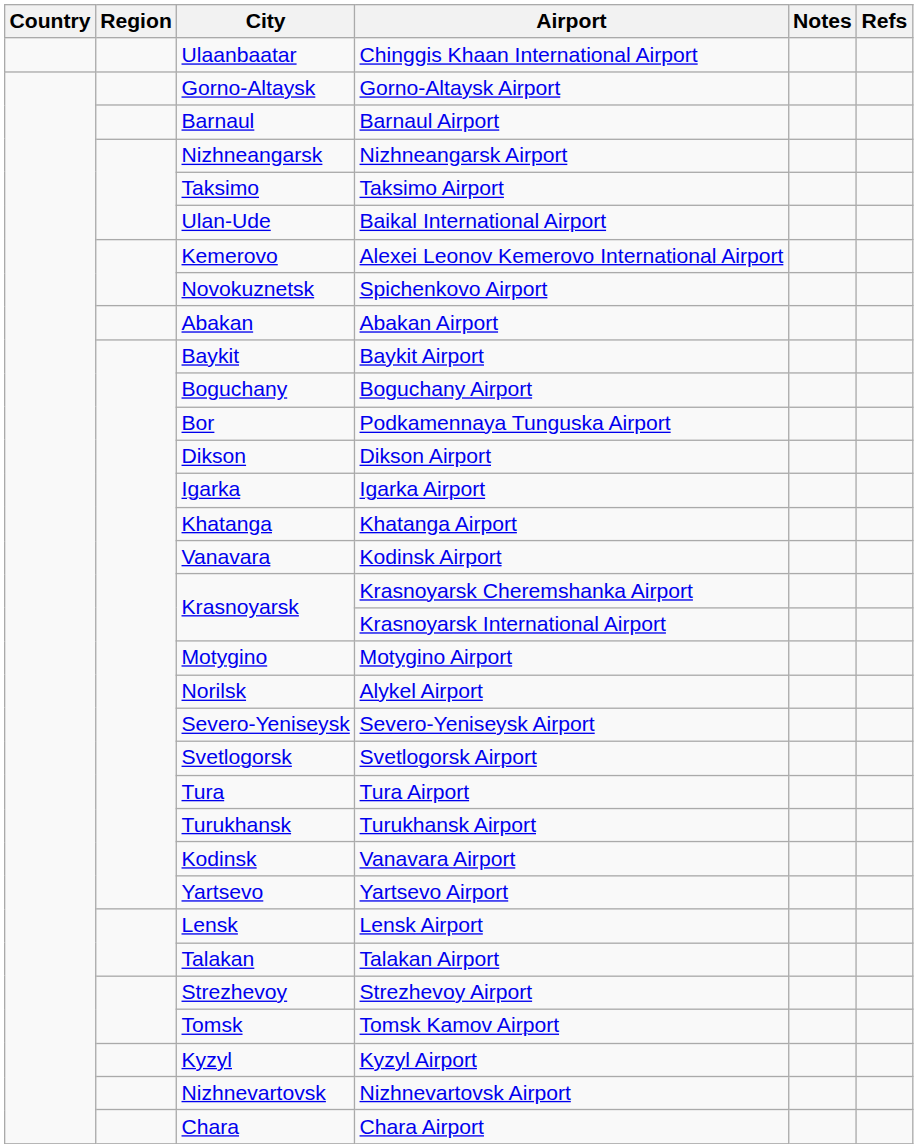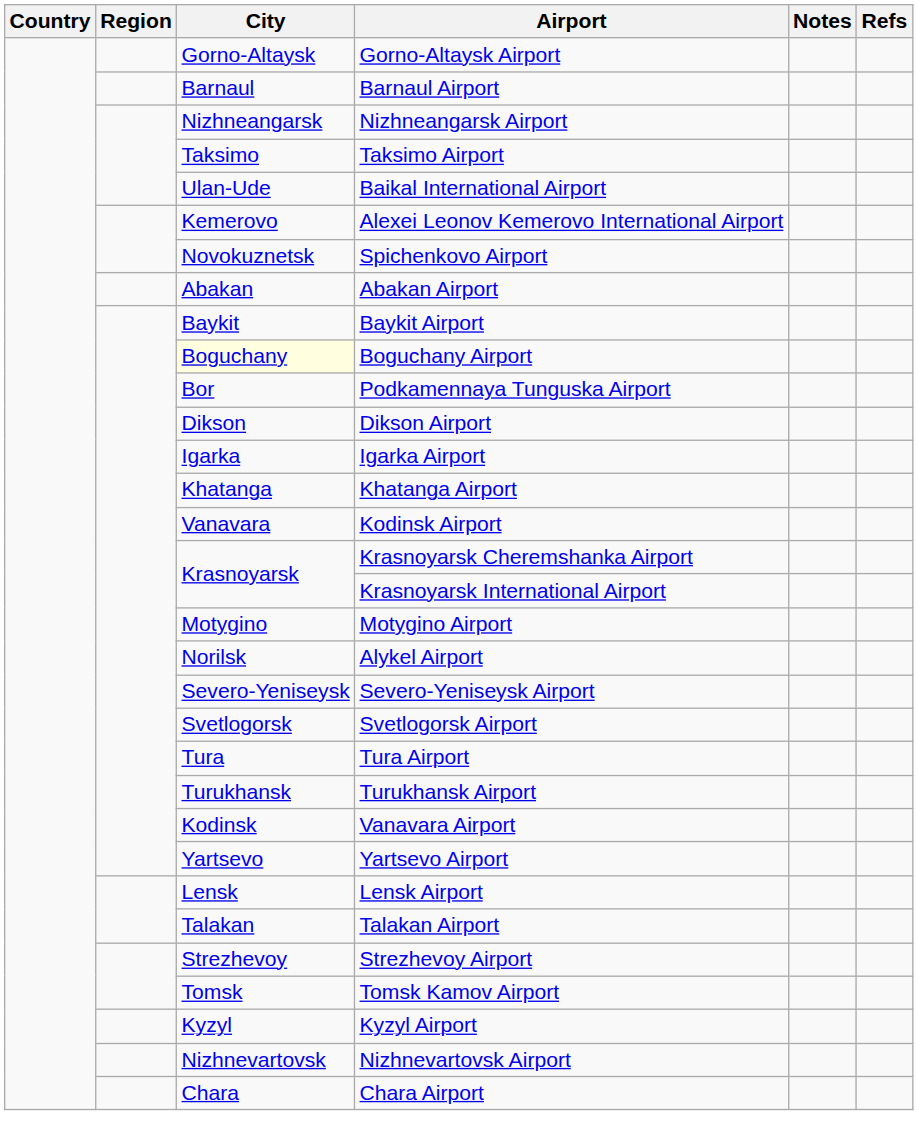- row: (529, 54)
(234, 389) no background -> (234, 356) lightyellow background
